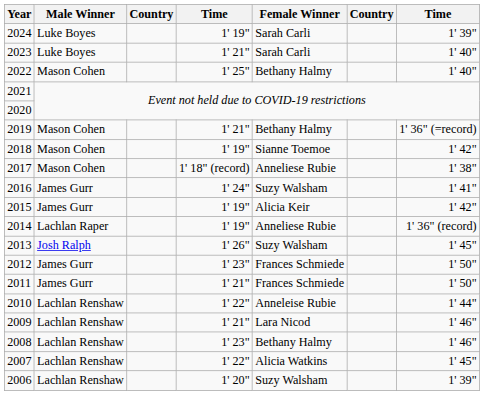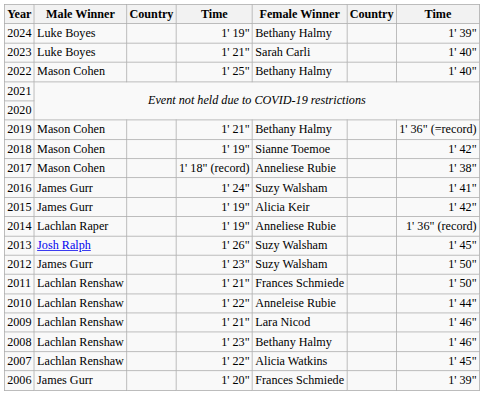(283, 33) Sarah Carli -> (294, 33) Bethany Halmy
(300, 264) Frances Schmiede -> (291, 264) Suzy Walsham
(65, 284) James Gurr -> (80, 284) Lachlan Renshaw
(80, 380) Lachlan Renshaw -> (65, 380) James Gurr
(291, 380) Suzy Walsham -> (300, 380) Frances Schmiede
